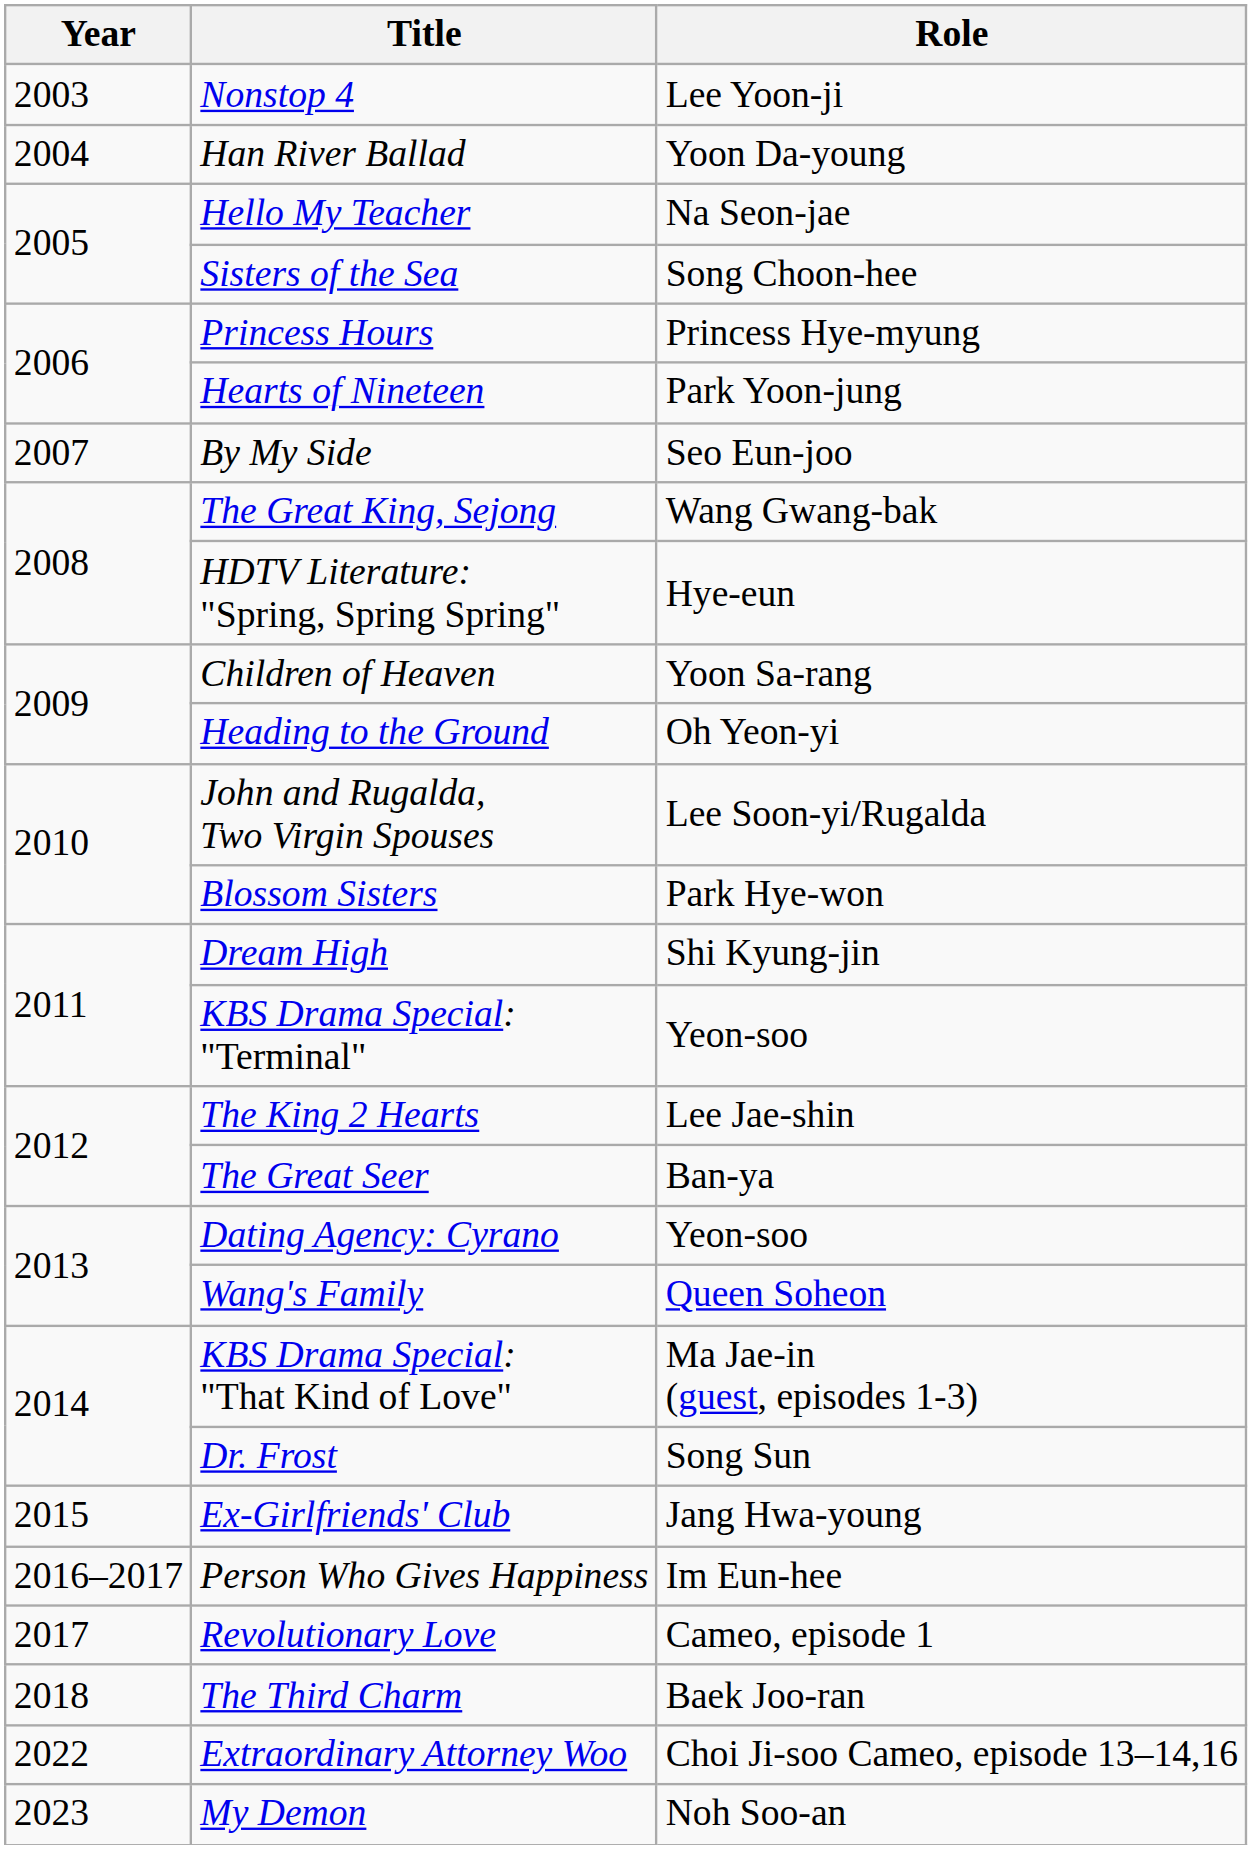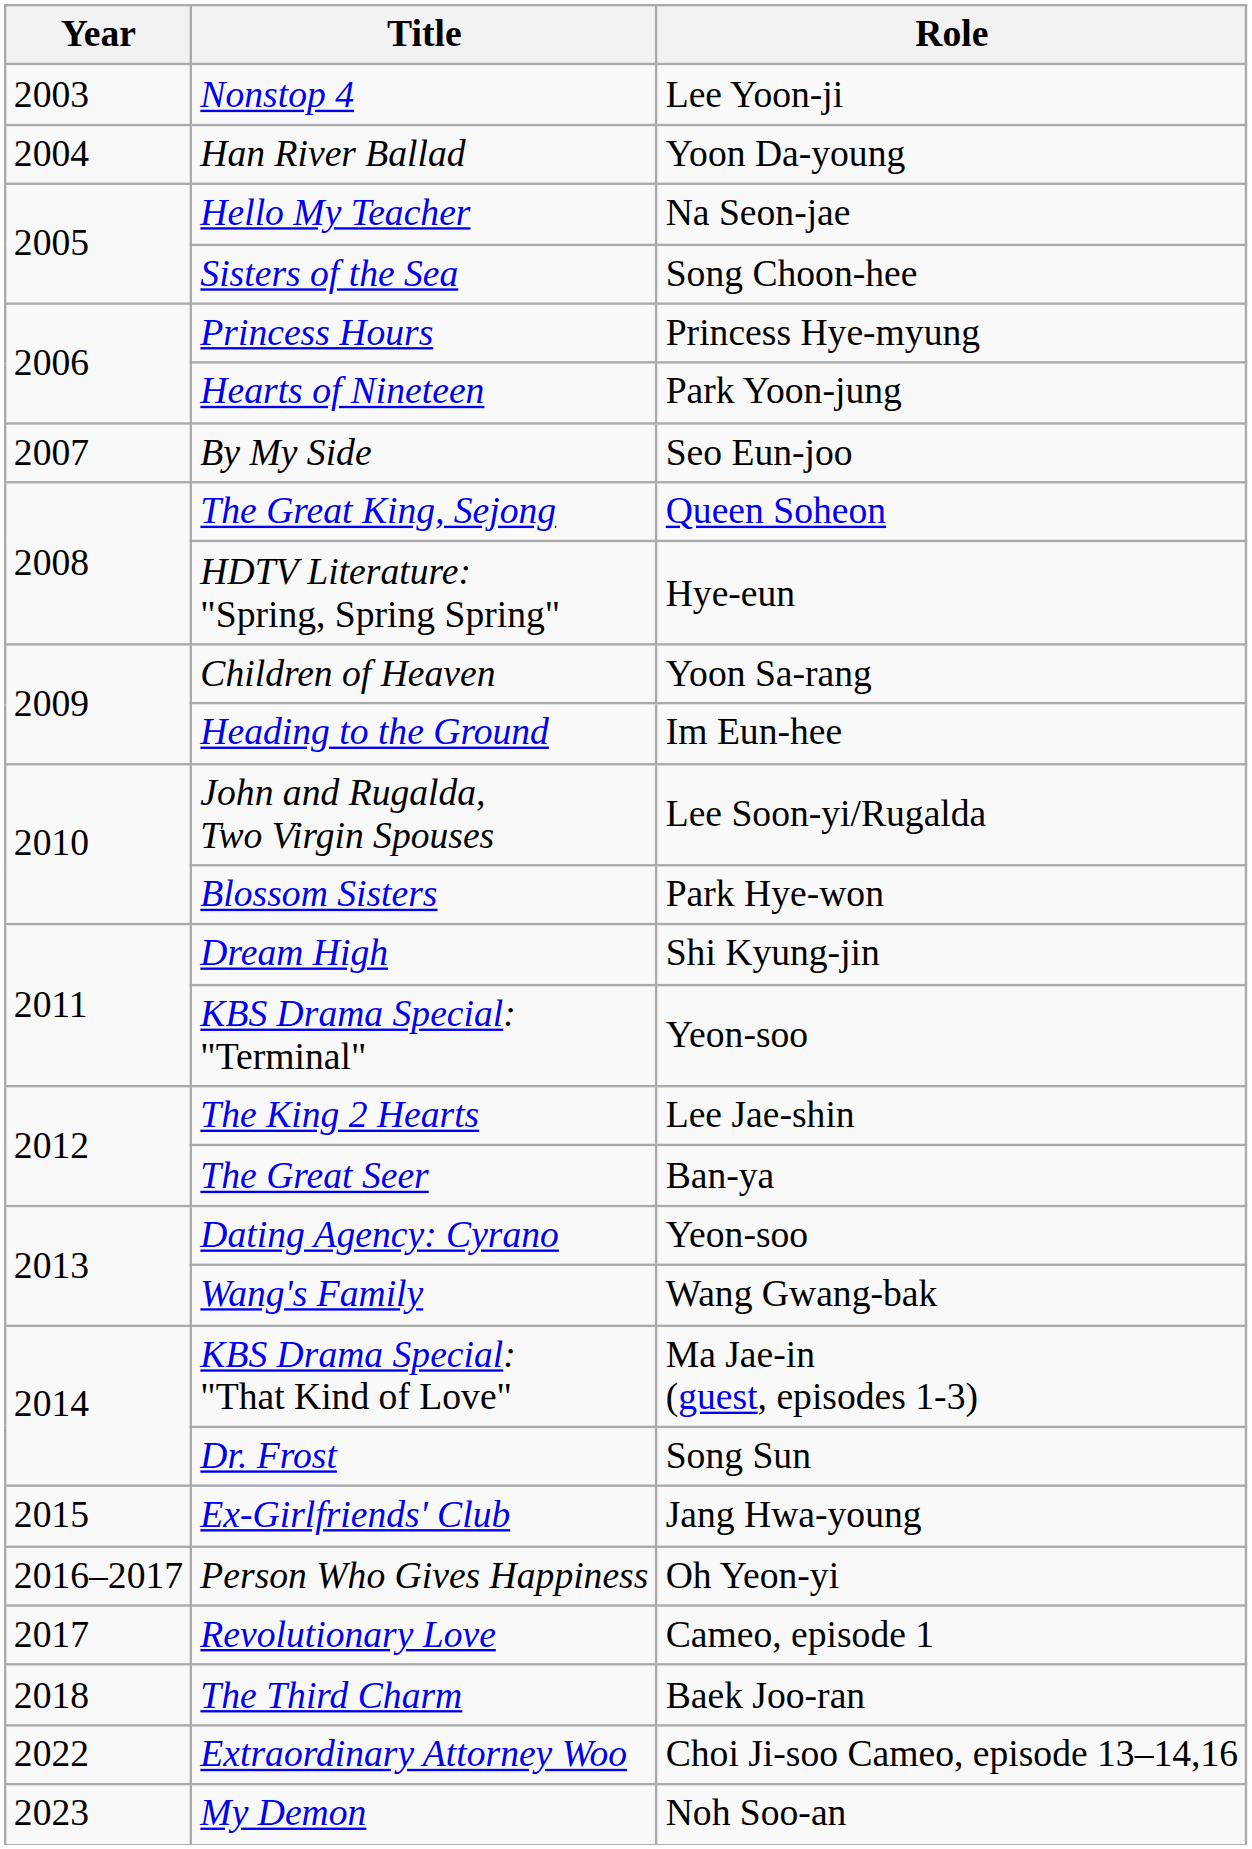(801, 511) Wang Gwang-bak -> (776, 511) Queen Soheon
(752, 732) Oh Yeon-yi -> (754, 732) Im Eun-hee
(776, 1294) Queen Soheon -> (801, 1294) Wang Gwang-bak
(754, 1575) Im Eun-hee -> (752, 1575) Oh Yeon-yi
